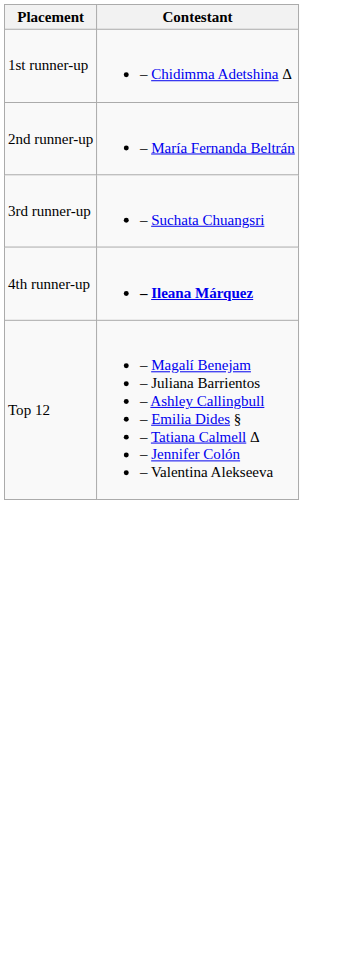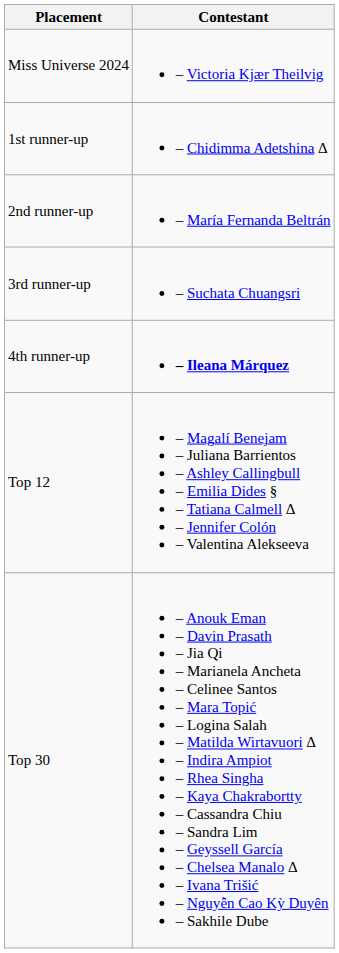+ row: (69, 65)
+ row: (29, 760)
